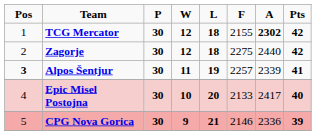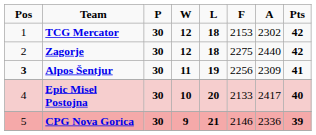(241, 32) 2155 -> (241, 32) 2153
(269, 32) bold -> (269, 32) normal
(241, 70) 2257 -> (241, 70) 2256
(269, 70) 2339 -> (269, 70) 2309
